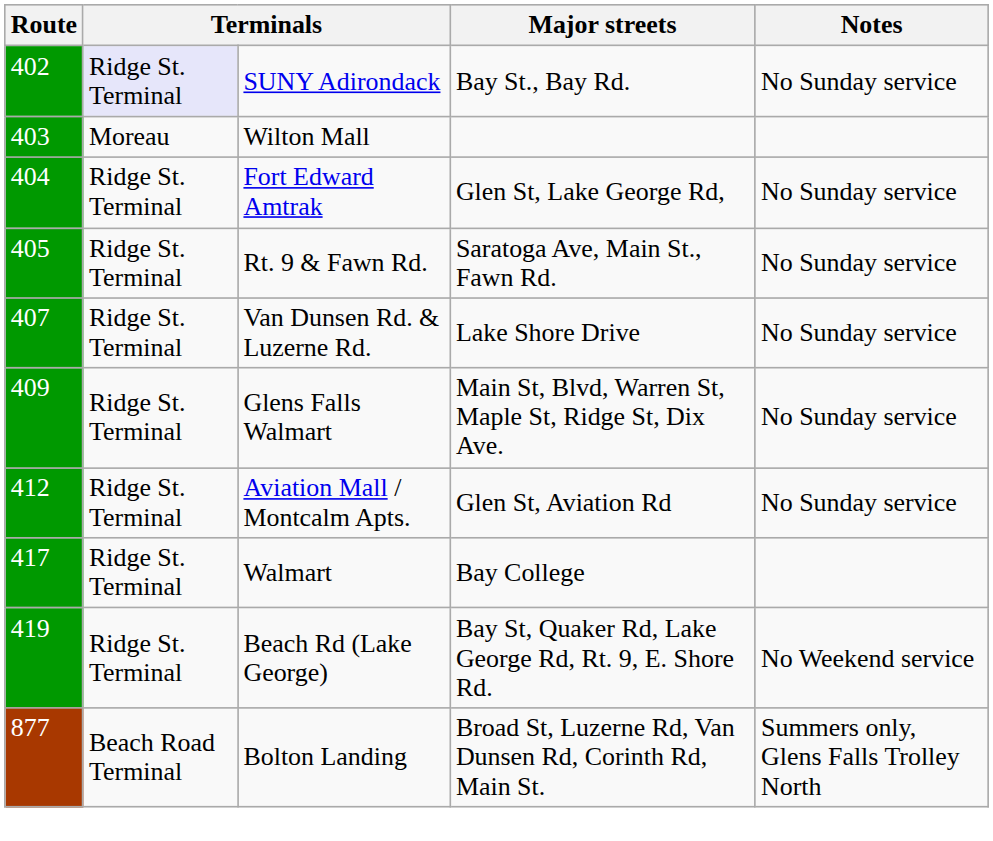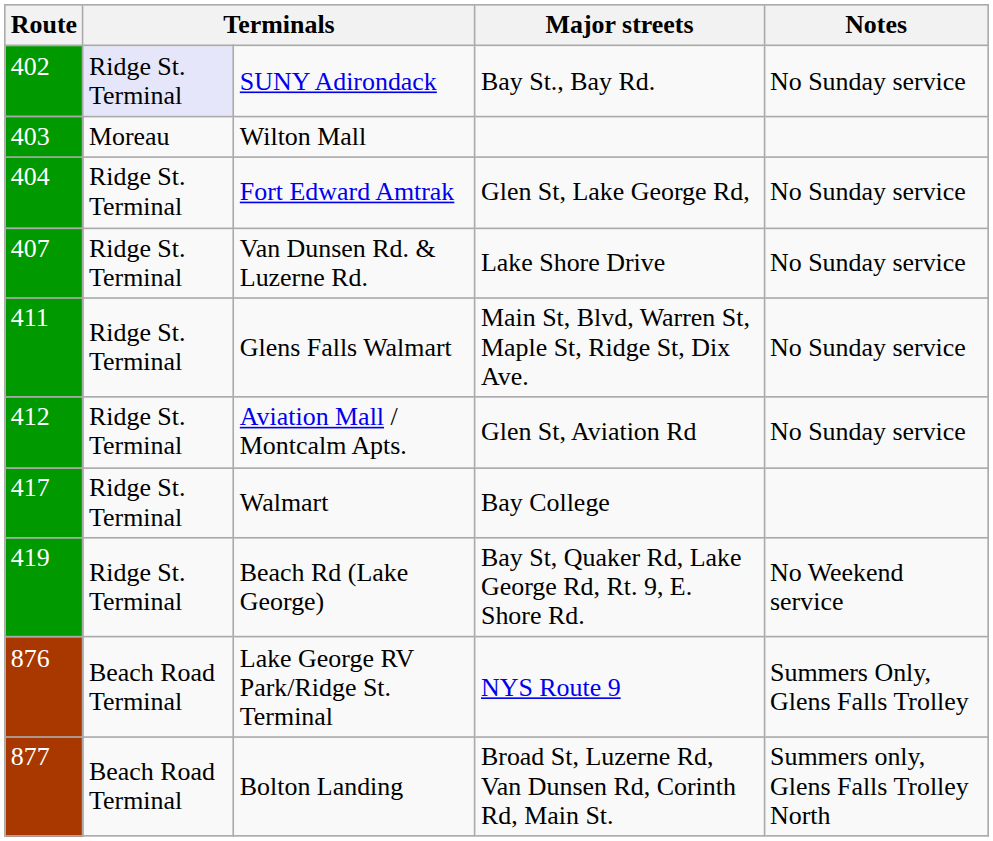- row: (336, 262)
(30, 388) 409 -> (30, 318) 411
+ row: (327, 686)
